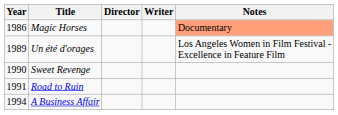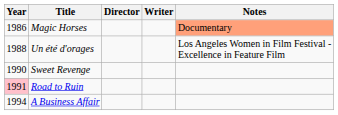(17, 49) 1989 -> (17, 49) 1988
(17, 86) no background -> (17, 86) pink background
